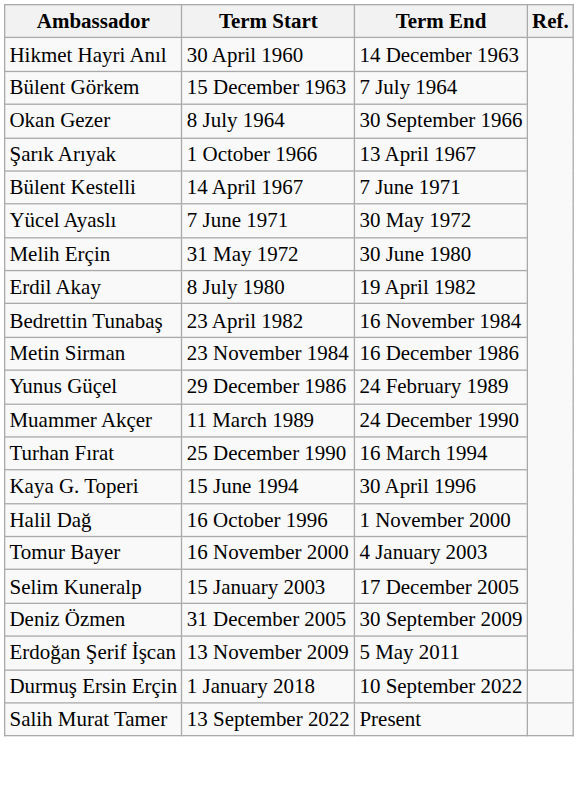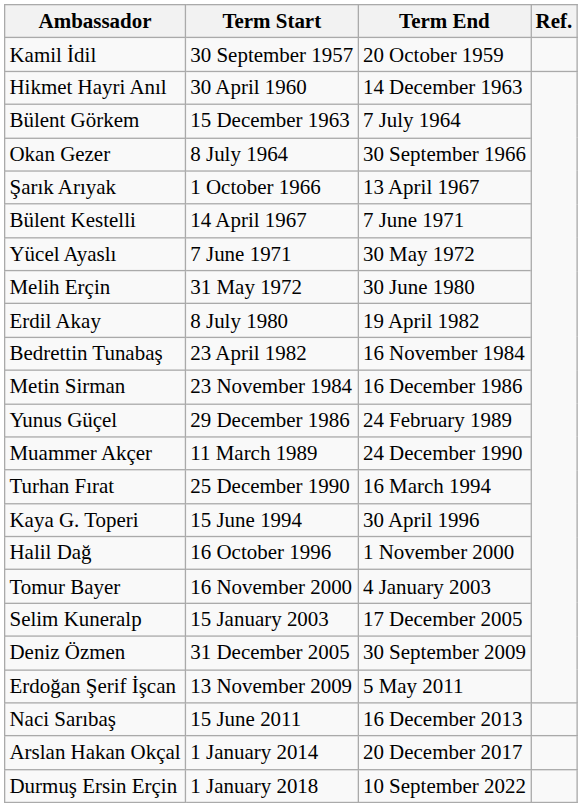+ row: (53, 54)
+ row: (63, 719)
+ row: (95, 752)
- row: (88, 719)
